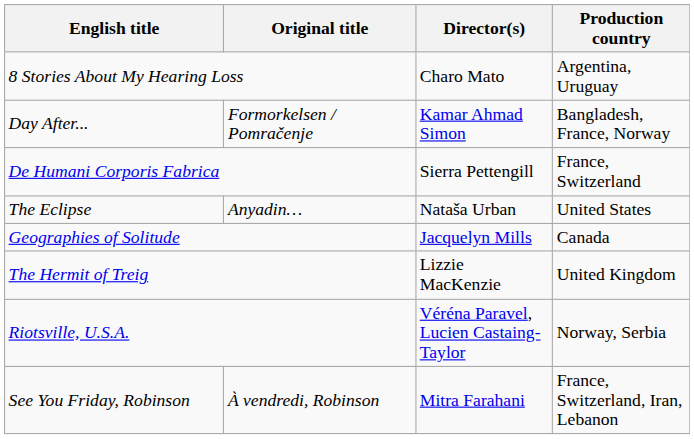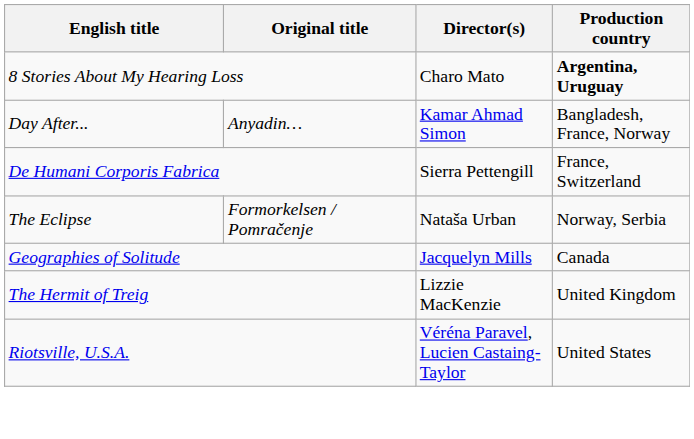(594, 76) normal -> (597, 76) bold
(282, 123) Formorkelsen / Pomračenje -> (265, 123) Anyadin…
(265, 209) Anyadin… -> (282, 219) Formorkelsen / Pomračenje
(604, 209) United States -> (611, 219) Norway, Serbia
(611, 332) Norway, Serbia -> (604, 352) United States
- row: (99, 400)
